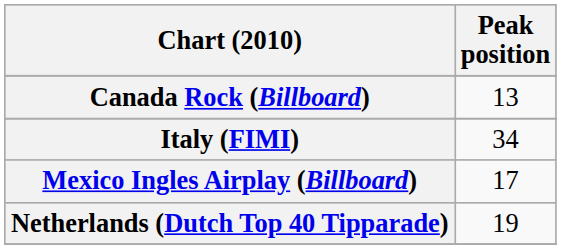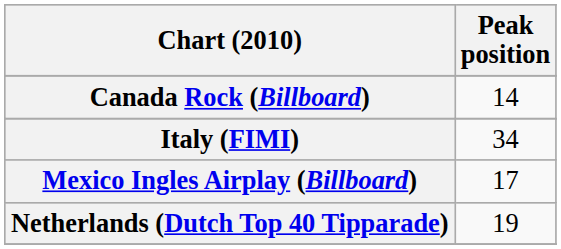(505, 97) 13 -> (505, 97) 14
